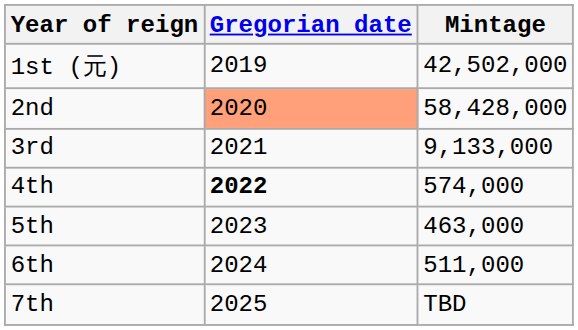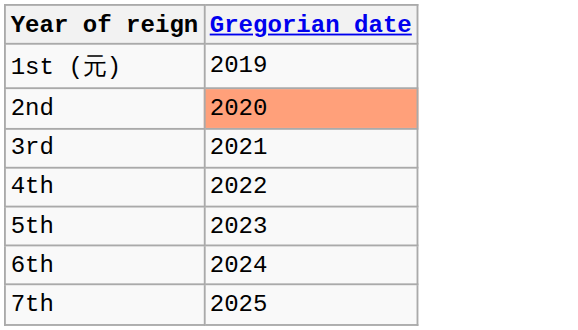- column: (495, 25)
(239, 187) bold -> (239, 187) normal
